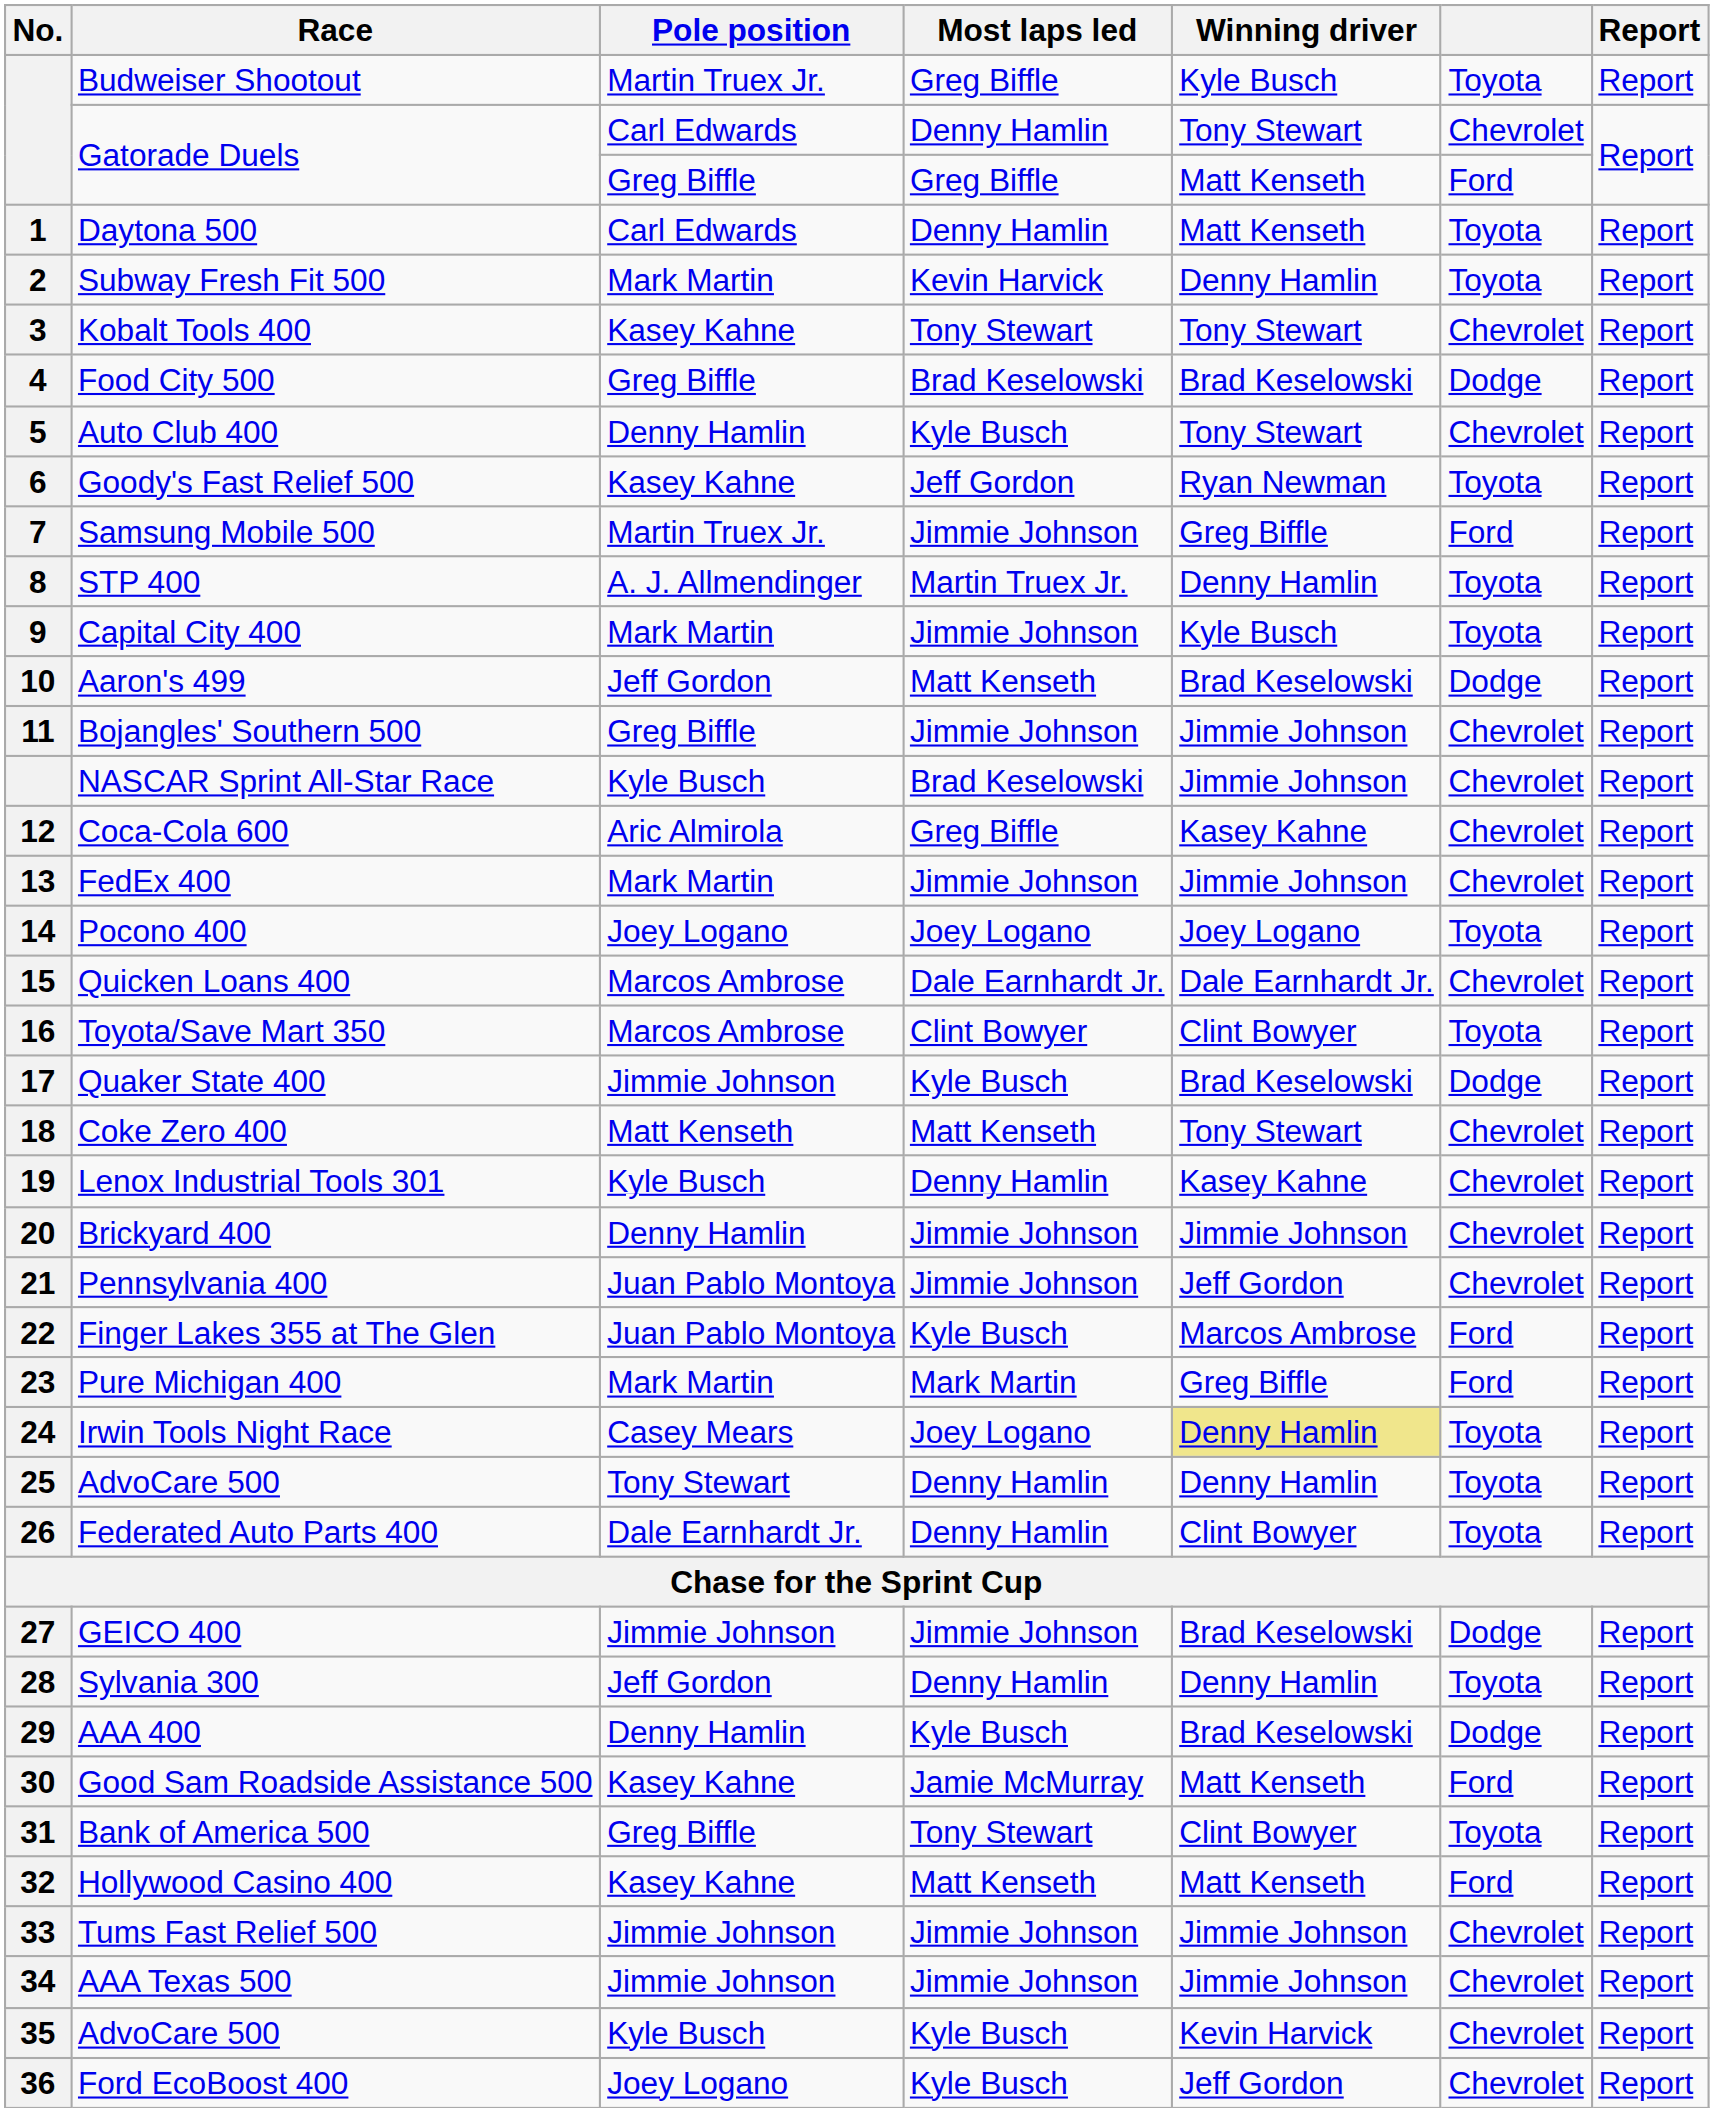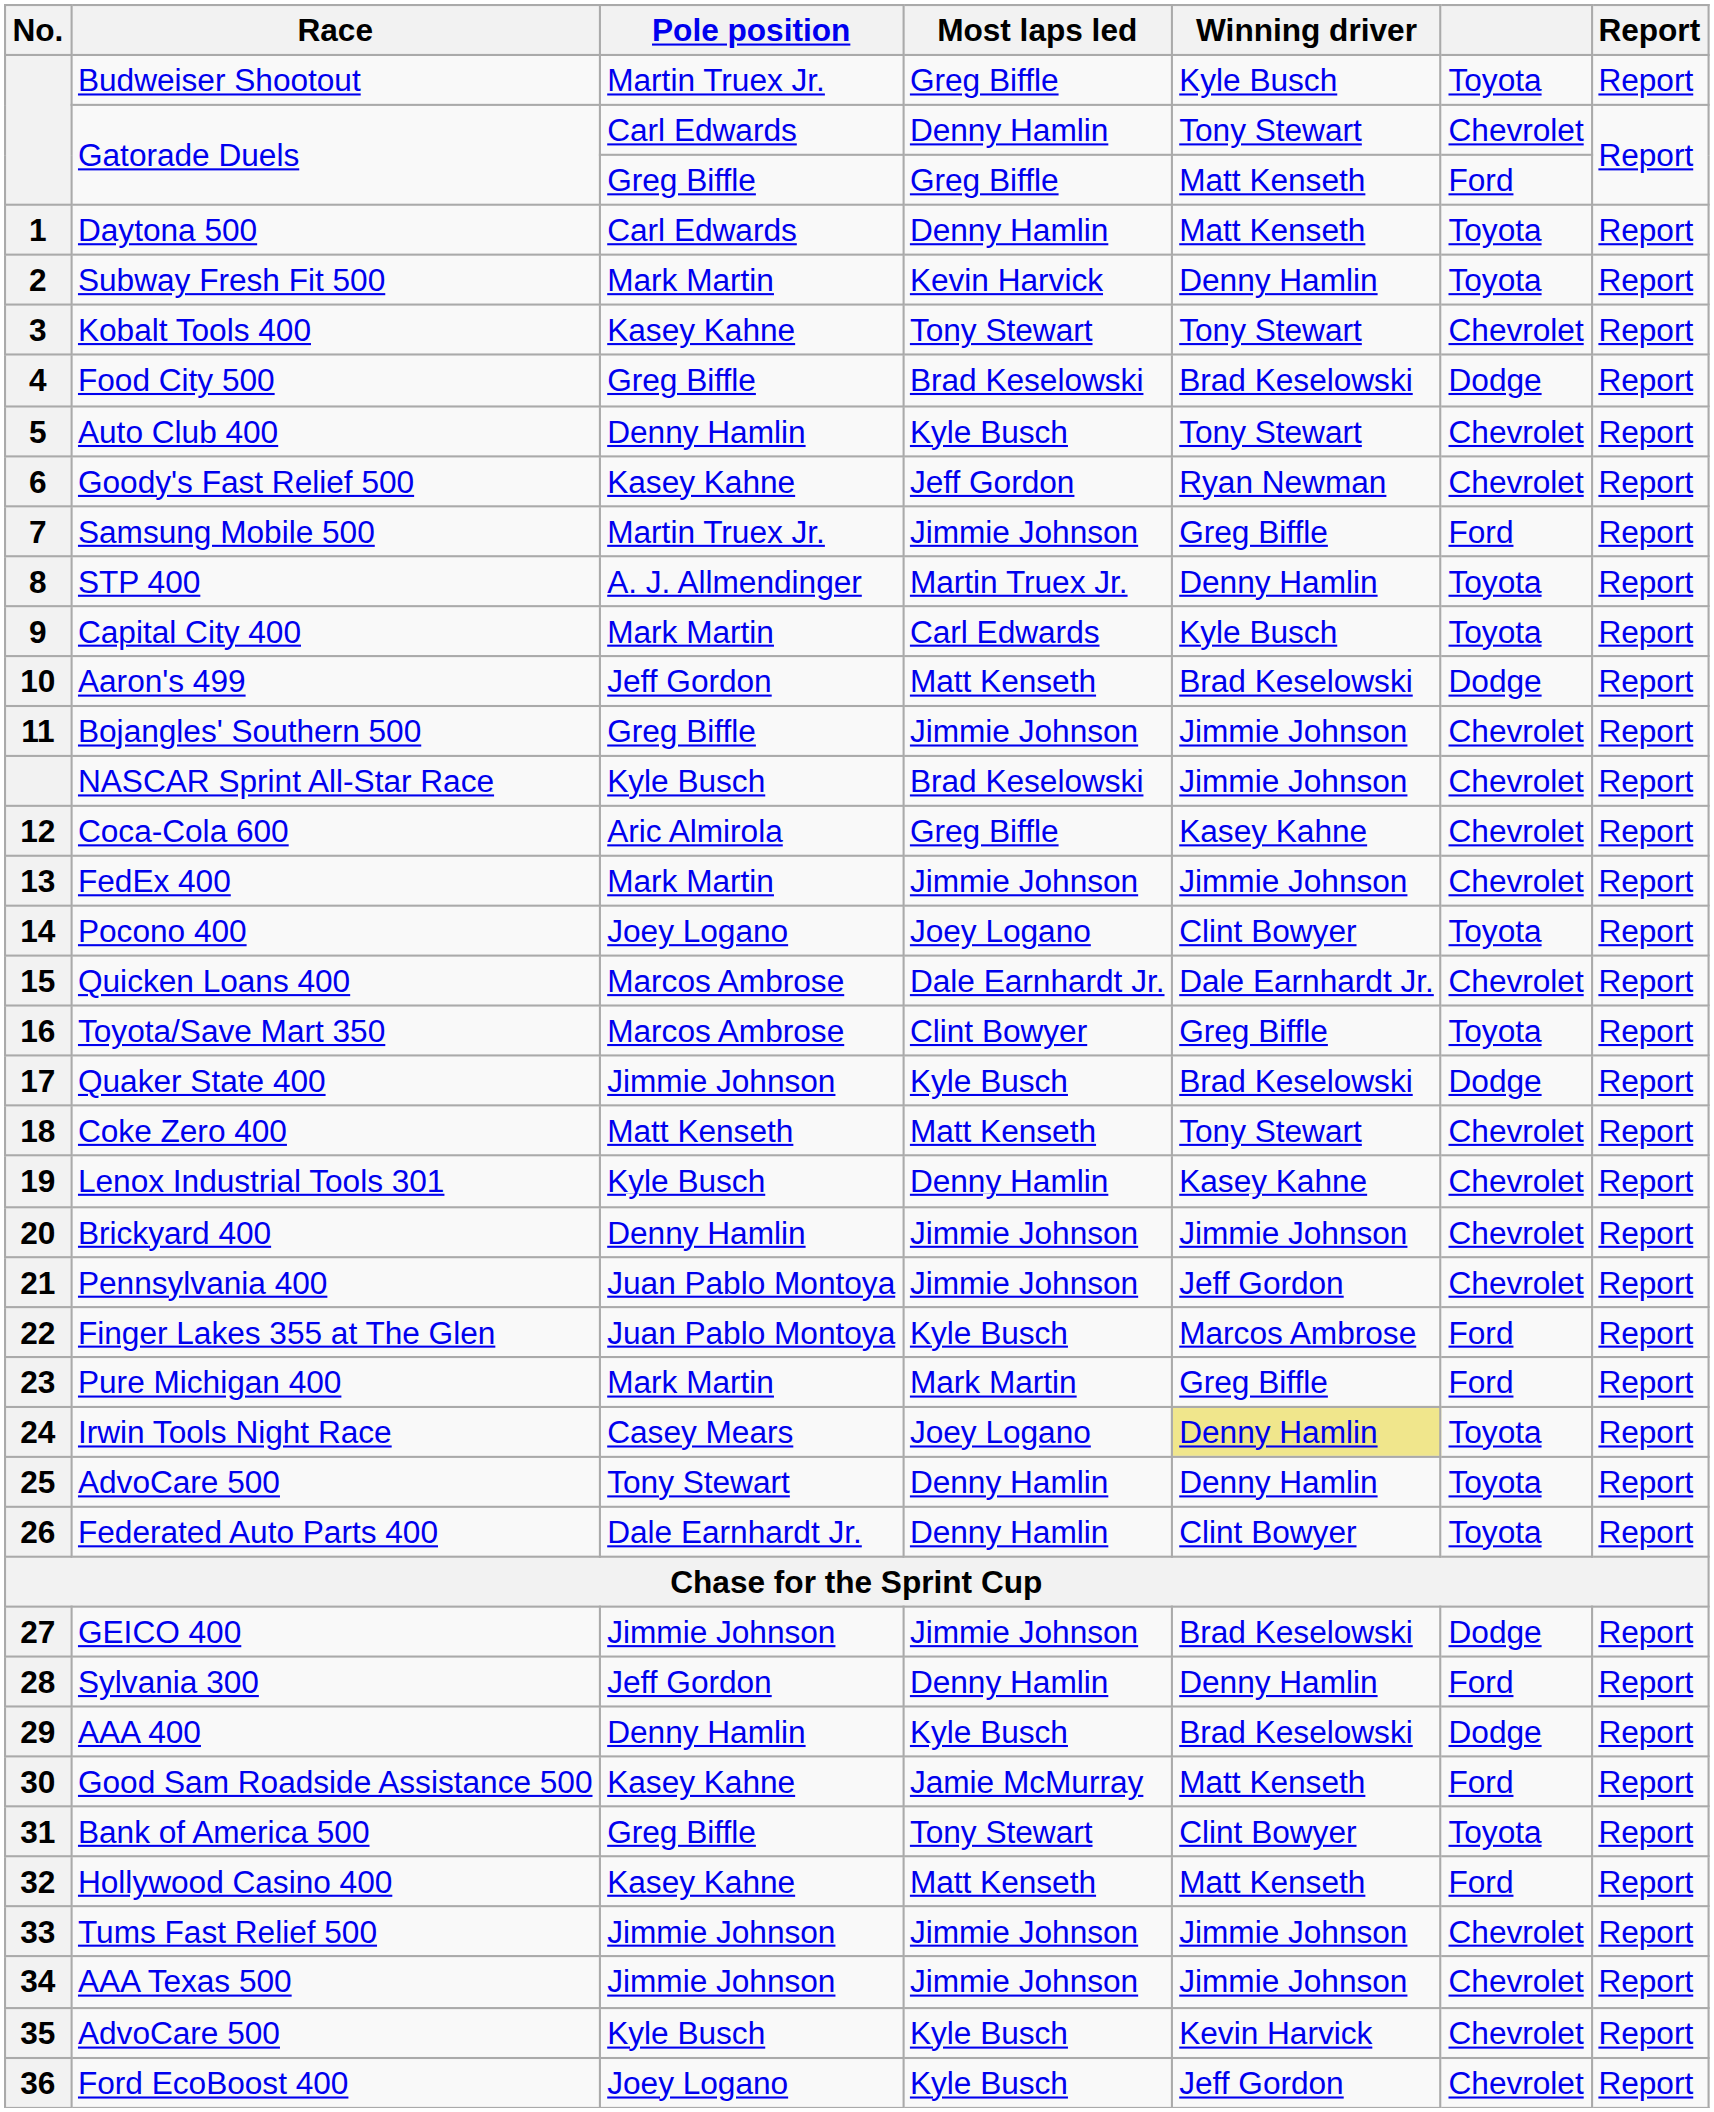(1495, 481) Toyota -> (1516, 481) Chevrolet
(1024, 631) Jimmie Johnson -> (1005, 631) Carl Edwards
(1270, 931) Joey Logano -> (1268, 931) Clint Bowyer
(1268, 1031) Clint Bowyer -> (1254, 1031) Greg Biffle
(1495, 1682) Toyota -> (1481, 1682) Ford
